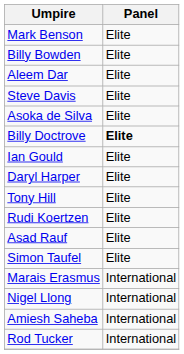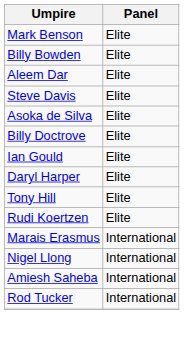(119, 136) bold -> (118, 136) normal
- row: (37, 237)
- row: (44, 258)
